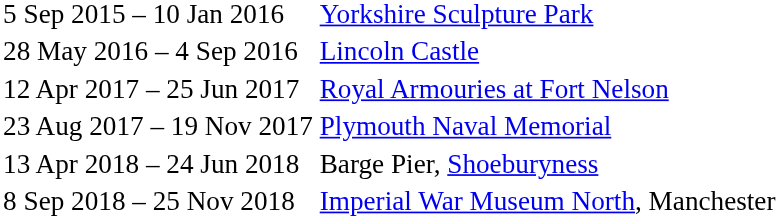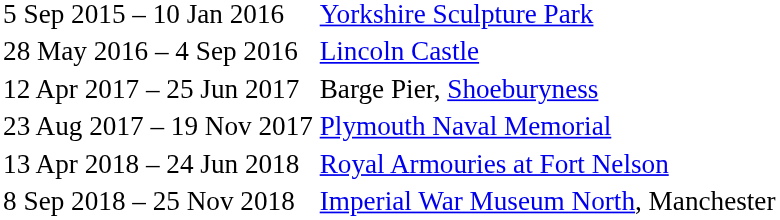(494, 88) Royal Armouries at Fort Nelson -> (459, 88) Barge Pier, Shoeburyness
(459, 163) Barge Pier, Shoeburyness -> (494, 163) Royal Armouries at Fort Nelson
